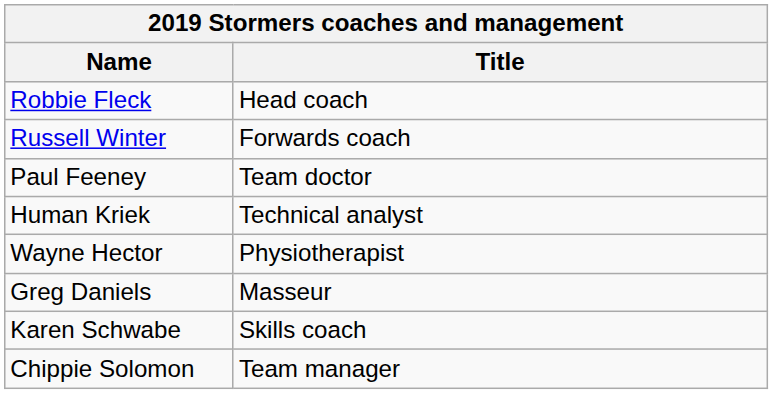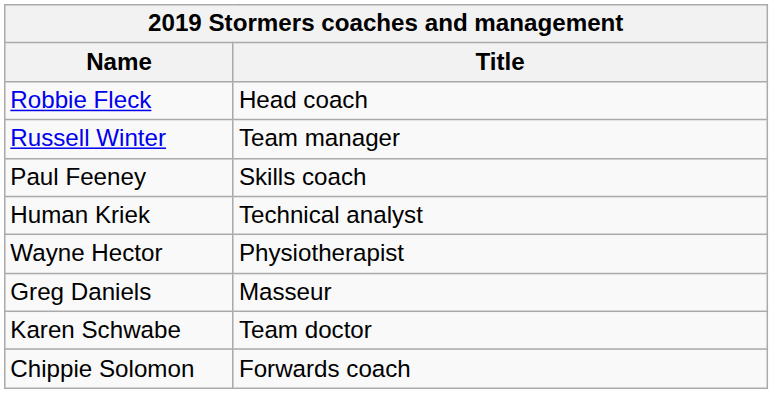(325, 138) Forwards coach -> (319, 138) Team manager
(305, 176) Team doctor -> (303, 176) Skills coach
(303, 330) Skills coach -> (305, 330) Team doctor
(319, 368) Team manager -> (325, 368) Forwards coach
